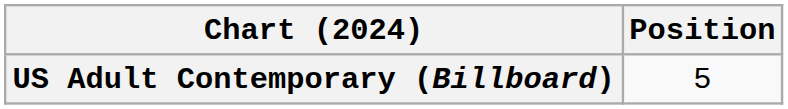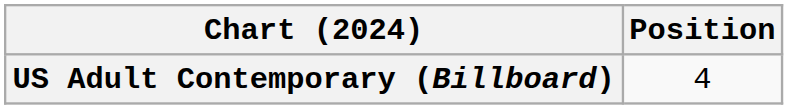(702, 80) 5 -> (702, 80) 4
